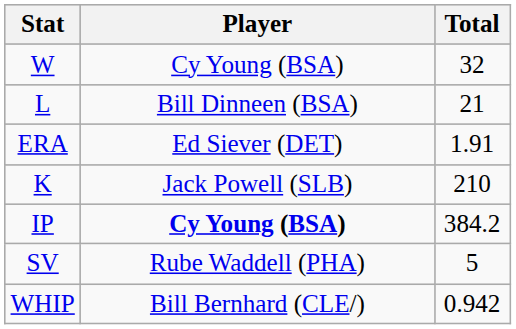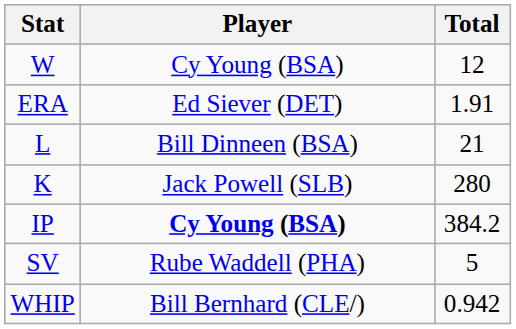(472, 64) 32 -> (472, 64) 12
rows swapped: (43, 104) <-> (43, 143)
(472, 183) 210 -> (472, 183) 280
